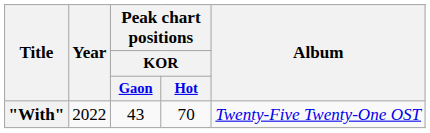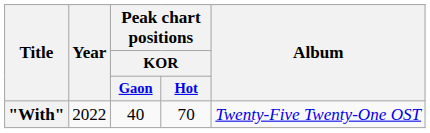(136, 113) 43 -> (136, 113) 40
